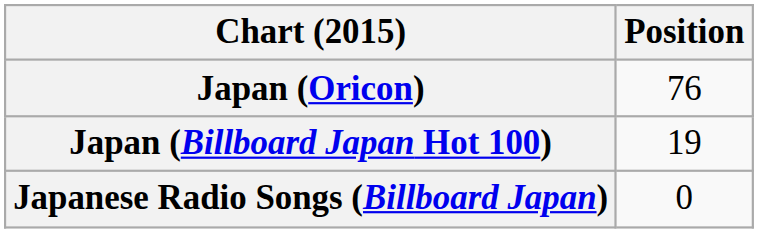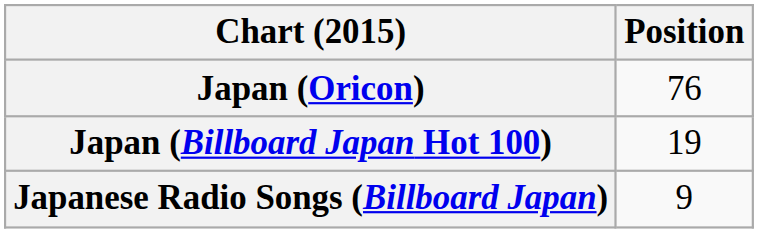(684, 198) 0 -> (684, 198) 9
